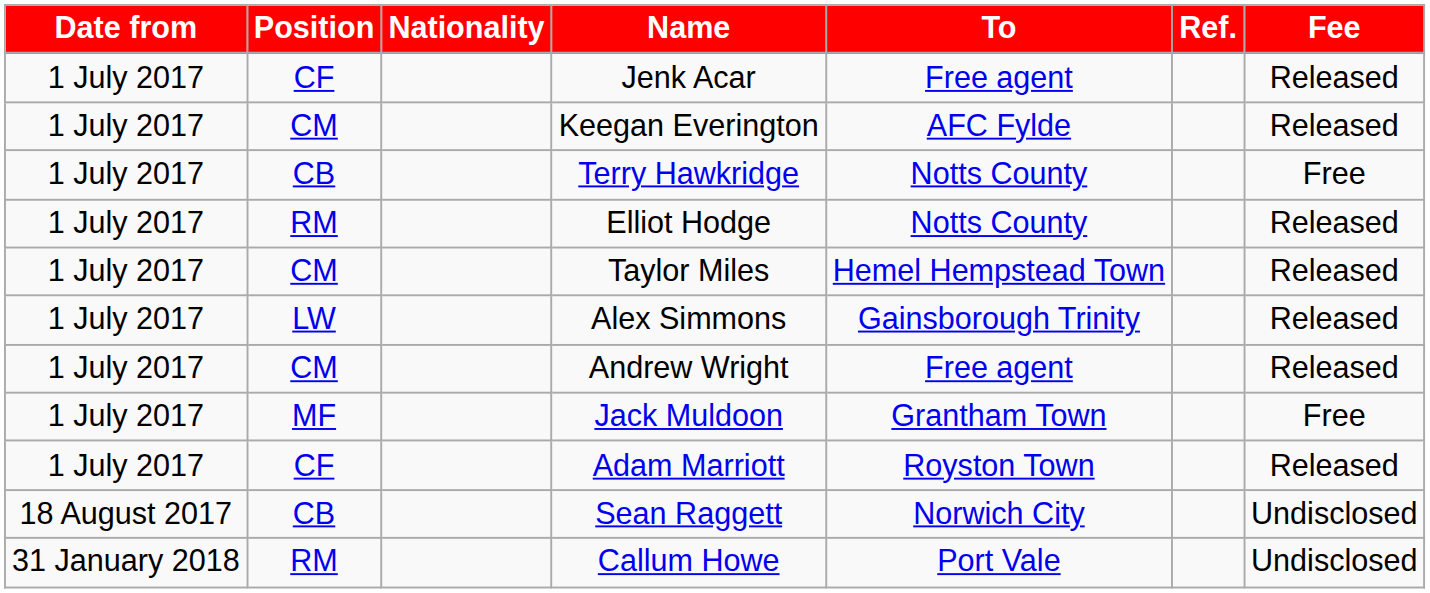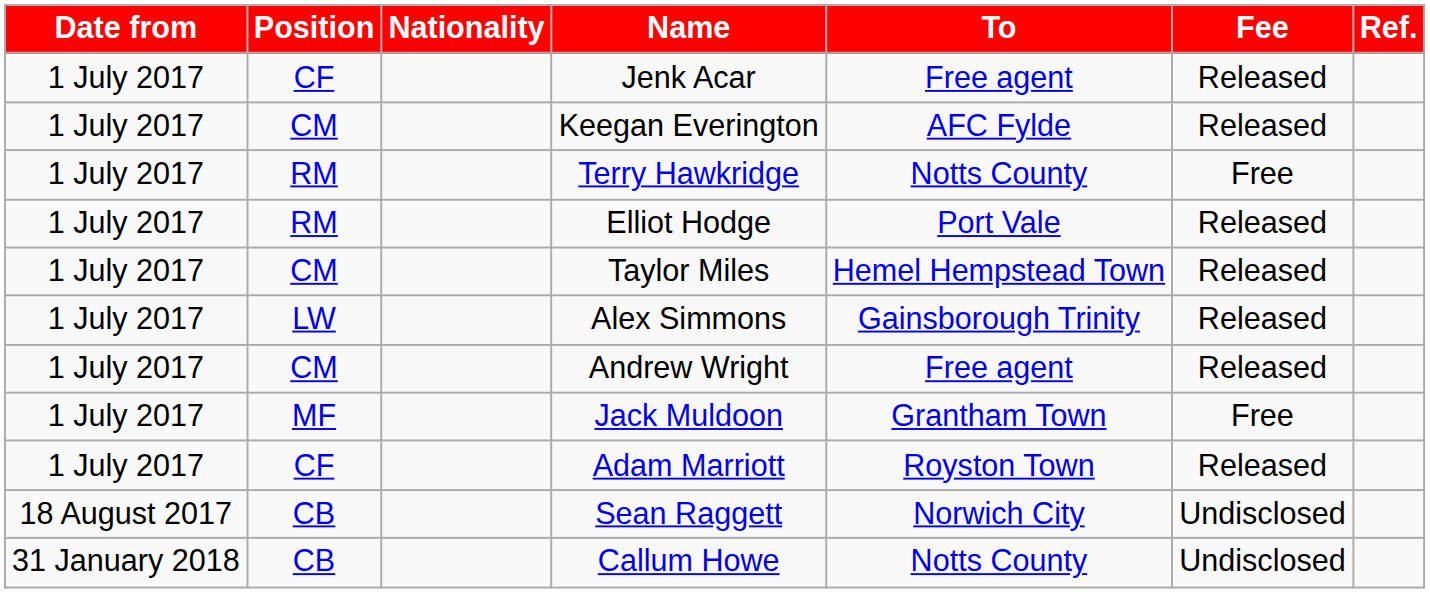columns swapped: (1334, 28) <-> (1208, 28)
(314, 174) CB -> (314, 174) RM
(999, 222) Notts County -> (999, 222) Port Vale
(314, 561) RM -> (314, 561) CB
(999, 561) Port Vale -> (999, 561) Notts County
